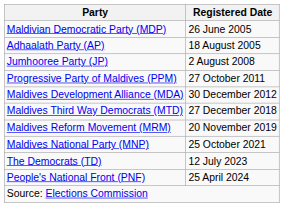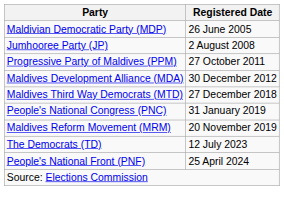- row: (56, 45)
+ row: (87, 111)
- row: (78, 144)
